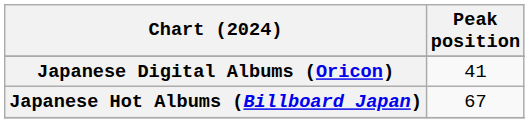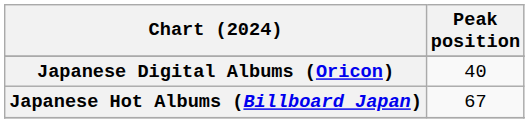(475, 72) 41 -> (475, 72) 40
